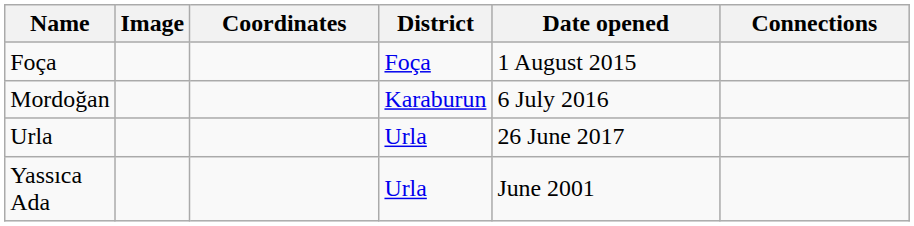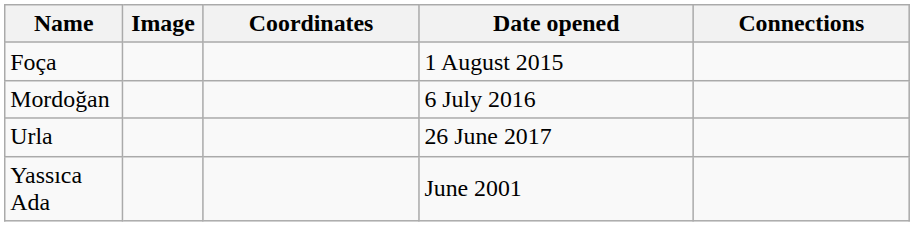- column: (435, 23)
